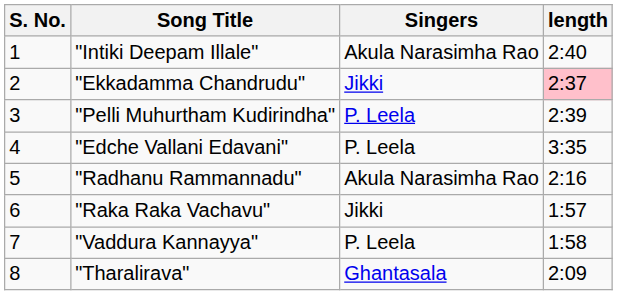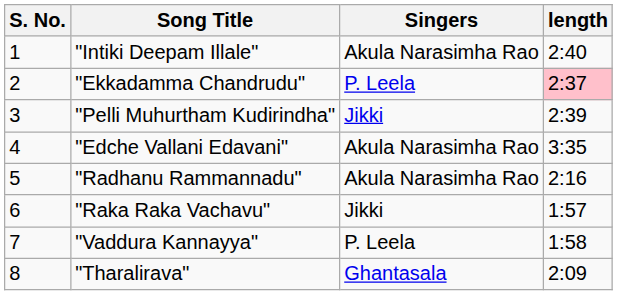(364, 83) Jikki -> (380, 83) P. Leela
(380, 115) P. Leela -> (364, 115) Jikki
(380, 147) P. Leela -> (442, 147) Akula Narasimha Rao
